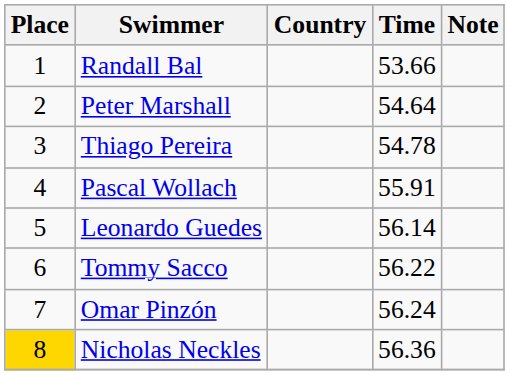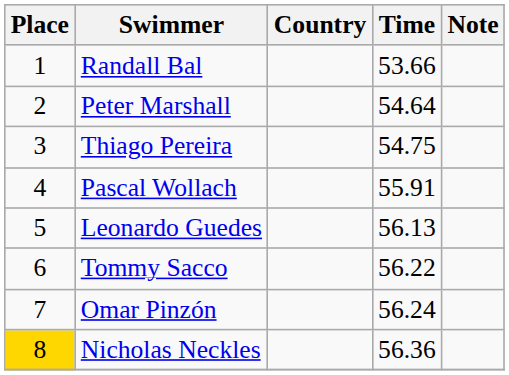(407, 146) 54.78 -> (407, 146) 54.75
(407, 227) 56.14 -> (407, 227) 56.13
